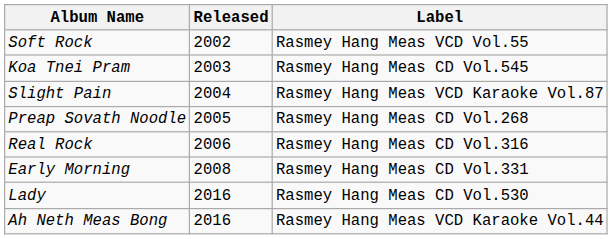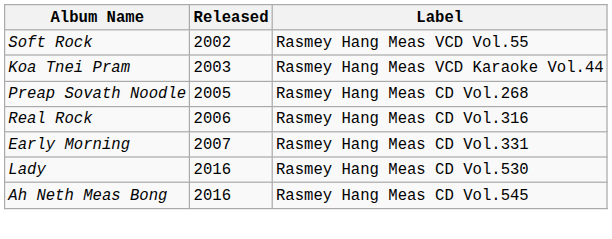(402, 68) Rasmey Hang Meas CD Vol.545 -> (440, 68) Rasmey Hang Meas VCD Karaoke Vol.44
- row: (60, 94)
(212, 170) 2008 -> (212, 144) 2007
(440, 221) Rasmey Hang Meas VCD Karaoke Vol.44 -> (402, 195) Rasmey Hang Meas CD Vol.545
